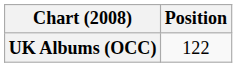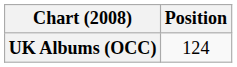(196, 47) 122 -> (196, 47) 124
